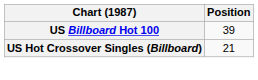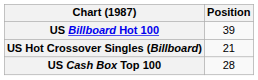+ row: (104, 65)
